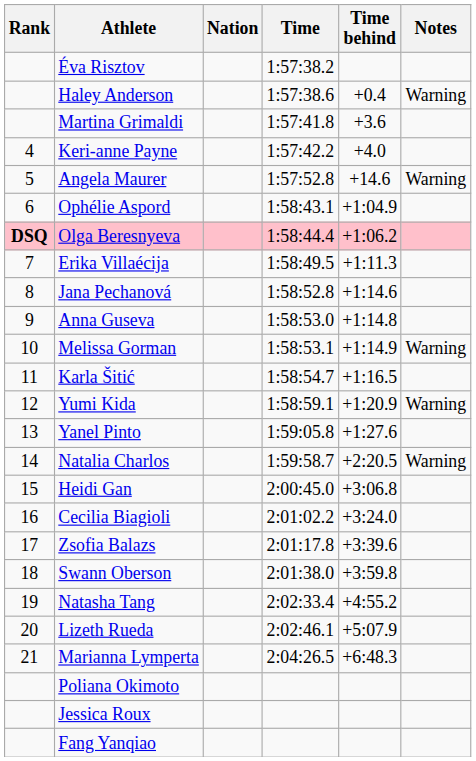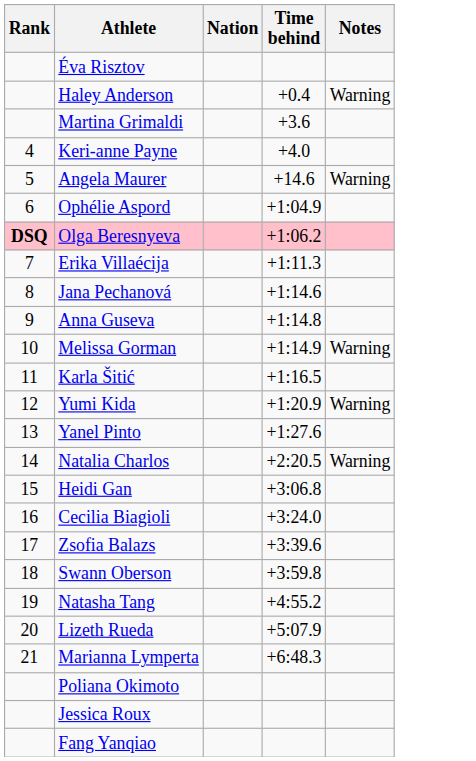- column: (300, 28)
